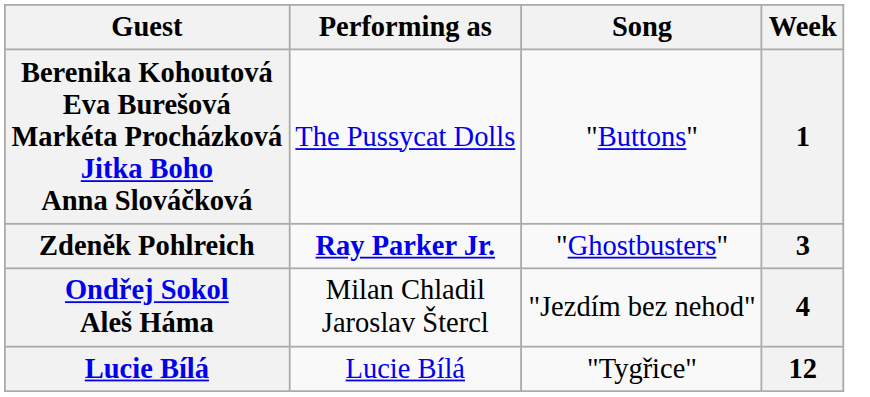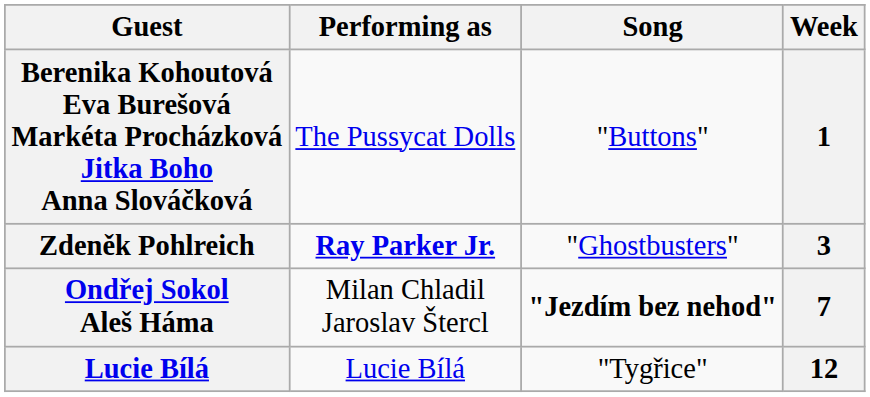(642, 306) normal -> (653, 306) bold
(803, 306) 4 -> (824, 306) 7
